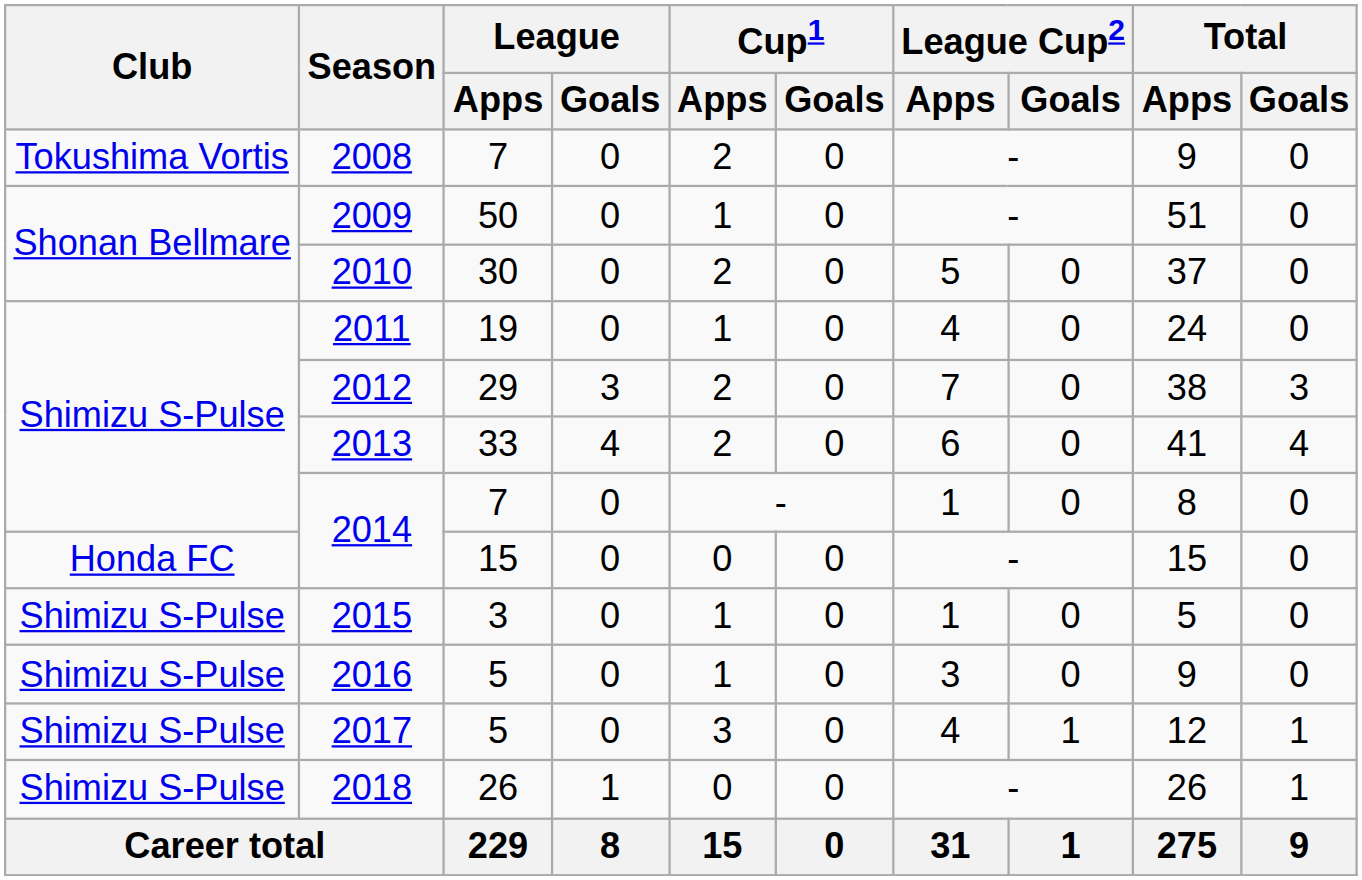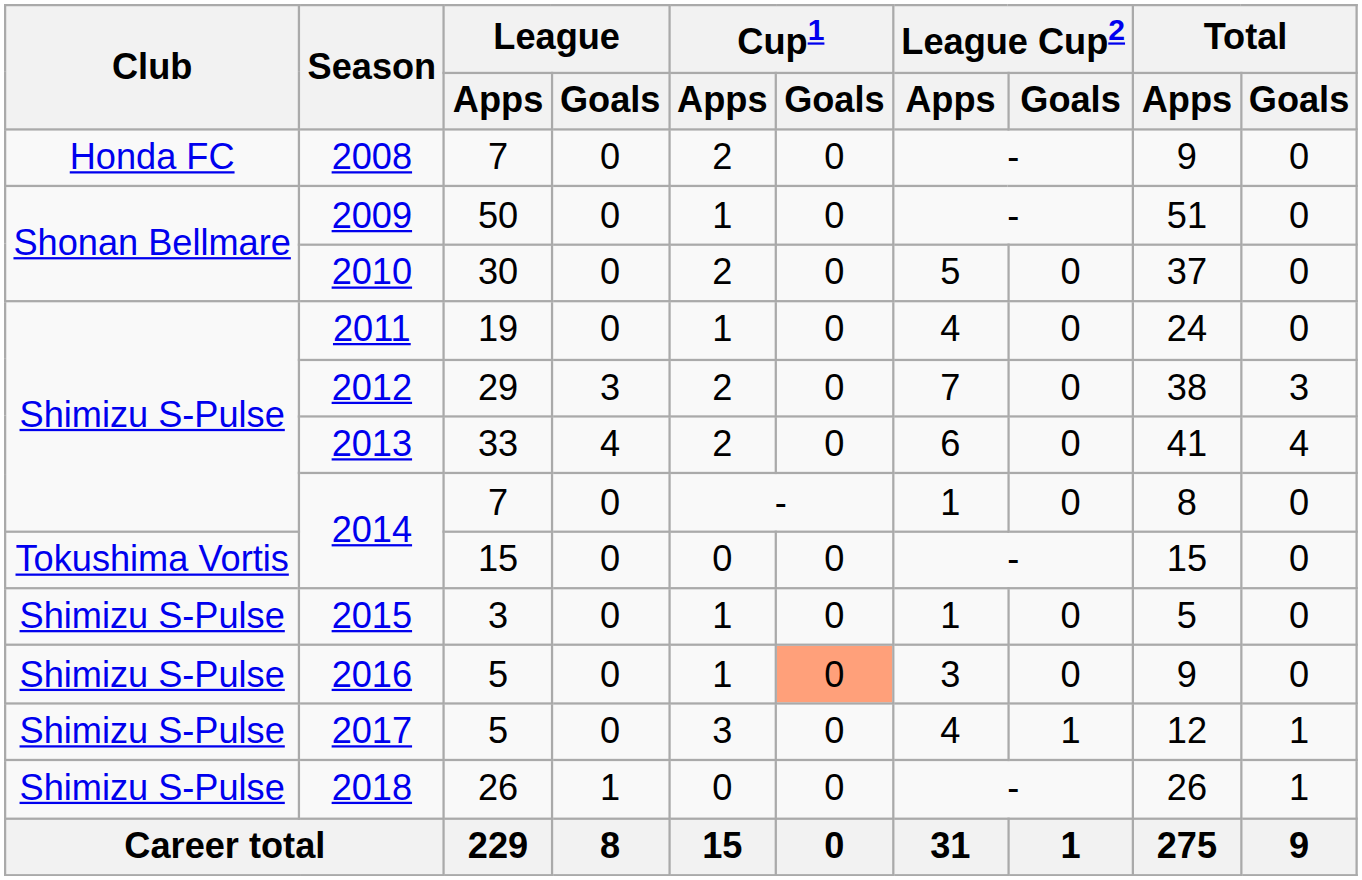(152, 157) Tokushima Vortis -> (152, 157) Honda FC
(152, 559) Honda FC -> (152, 559) Tokushima Vortis
(834, 673) no background -> (834, 673) lightsalmon background
